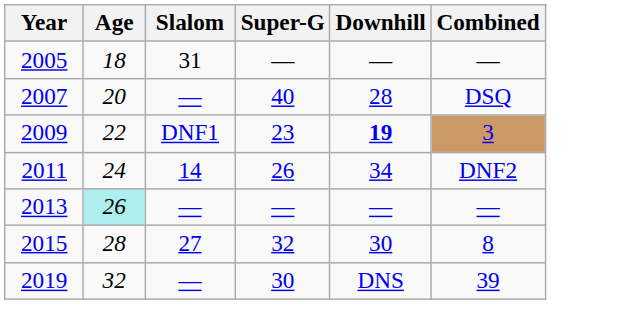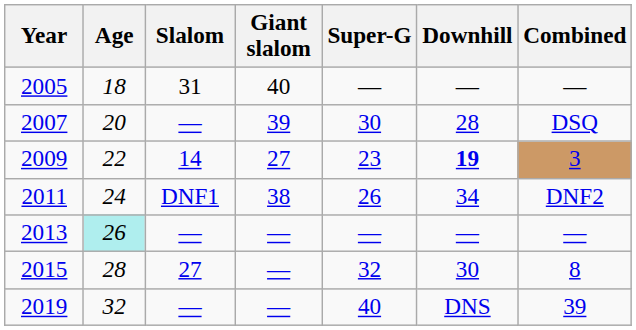+ column: (279, 35)
(283, 96) 40 -> (369, 122) 30
(190, 133) DNF1 -> (190, 159) 14
(190, 170) 14 -> (190, 196) DNF1
(283, 280) 30 -> (369, 306) 40
